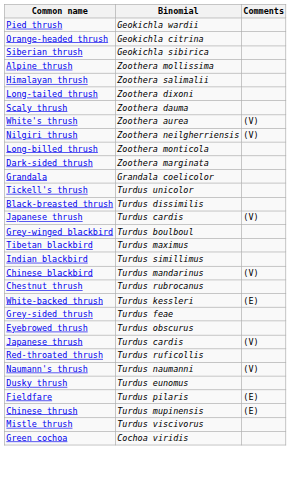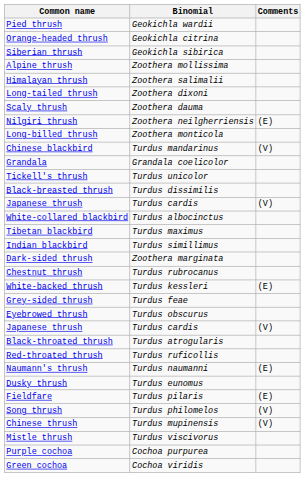- row: (42, 121)
(251, 135) (V) -> (265, 121) (E)
rows swapped: (50, 163) <-> (50, 273)
+ row: (67, 218)
- row: (60, 232)
+ row: (60, 342)
(251, 369) (V) -> (265, 369) (E)
+ row: (34, 411)
(251, 411) (E) -> (265, 424) (V)
+ row: (39, 452)
